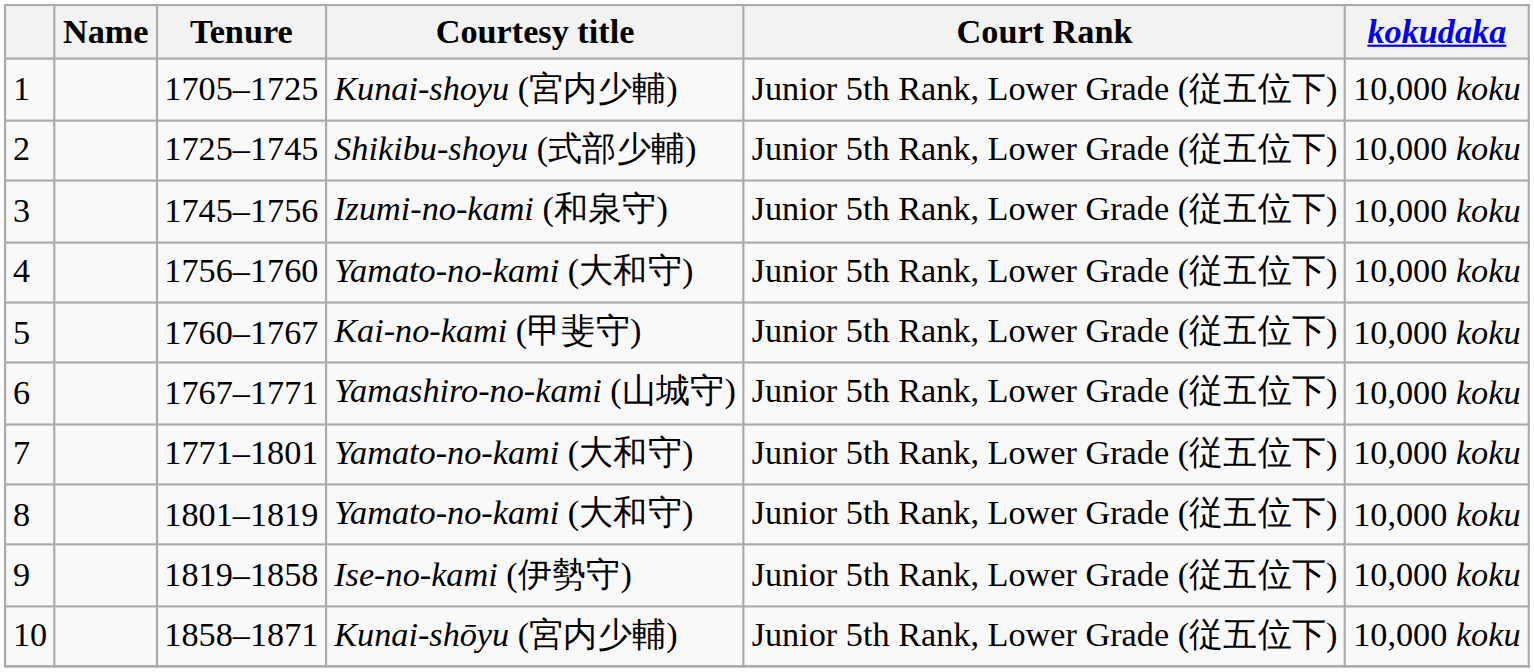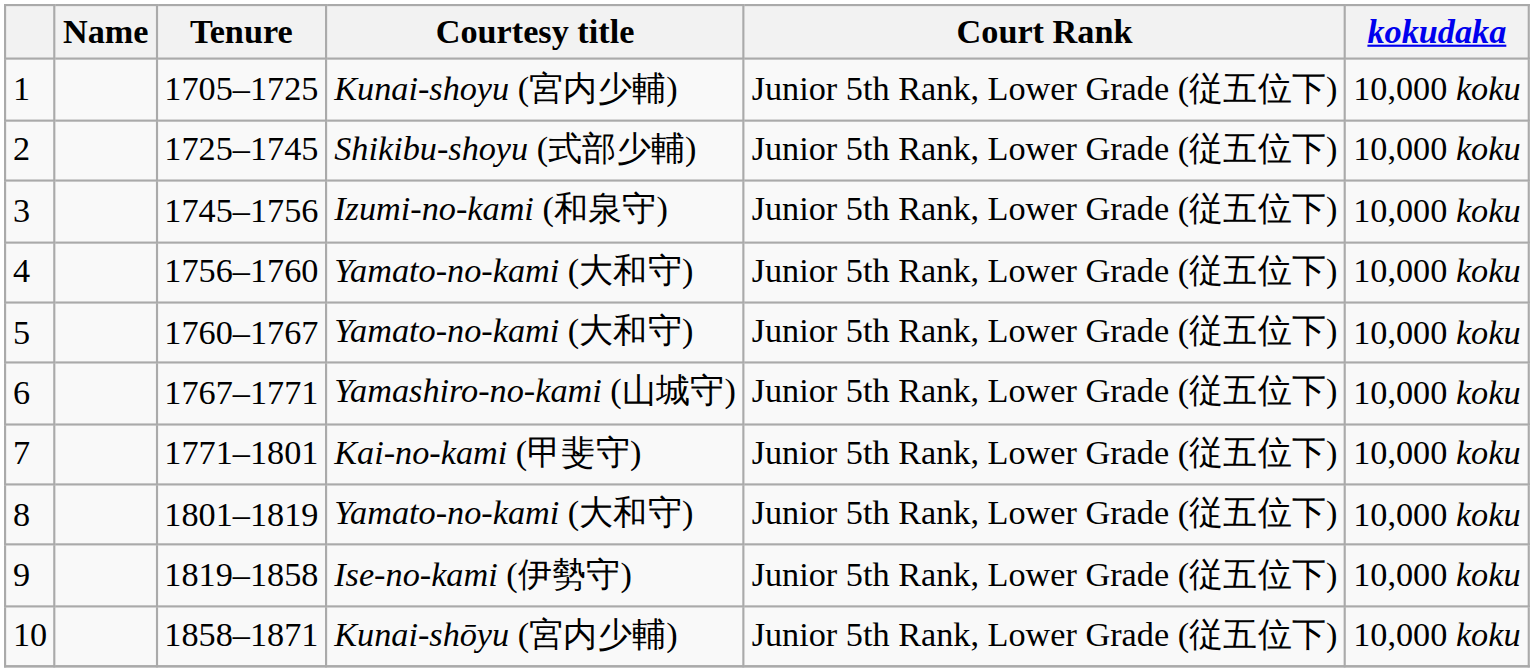(488, 330) Kai-no-kami (甲斐守) -> (514, 330) Yamato-no-kami (大和守)
(514, 452) Yamato-no-kami (大和守) -> (488, 452) Kai-no-kami (甲斐守)
